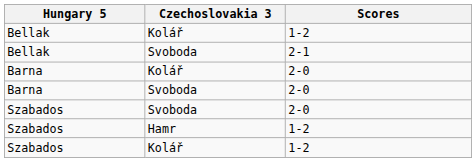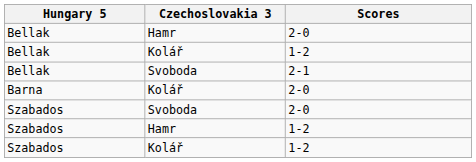+ row: (28, 33)
- row: (25, 90)
